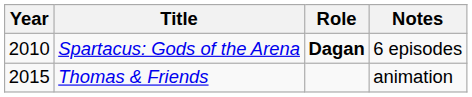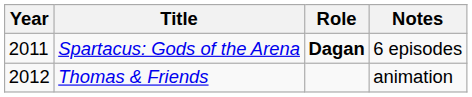(29, 48) 2010 -> (29, 48) 2011
(29, 77) 2015 -> (29, 77) 2012
